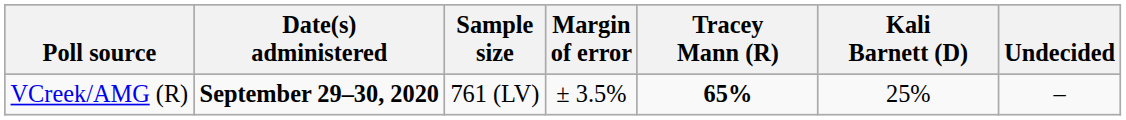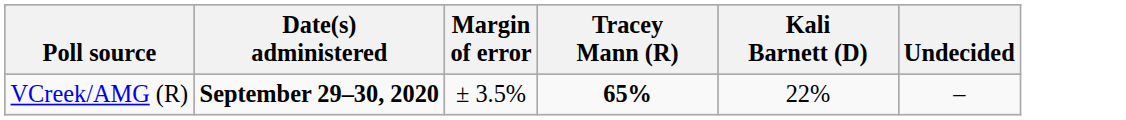- column: (495, 39)
(908, 93) 25% -> (808, 93) 22%
